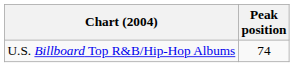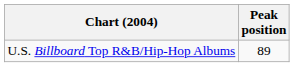(264, 51) 74 -> (264, 51) 89
